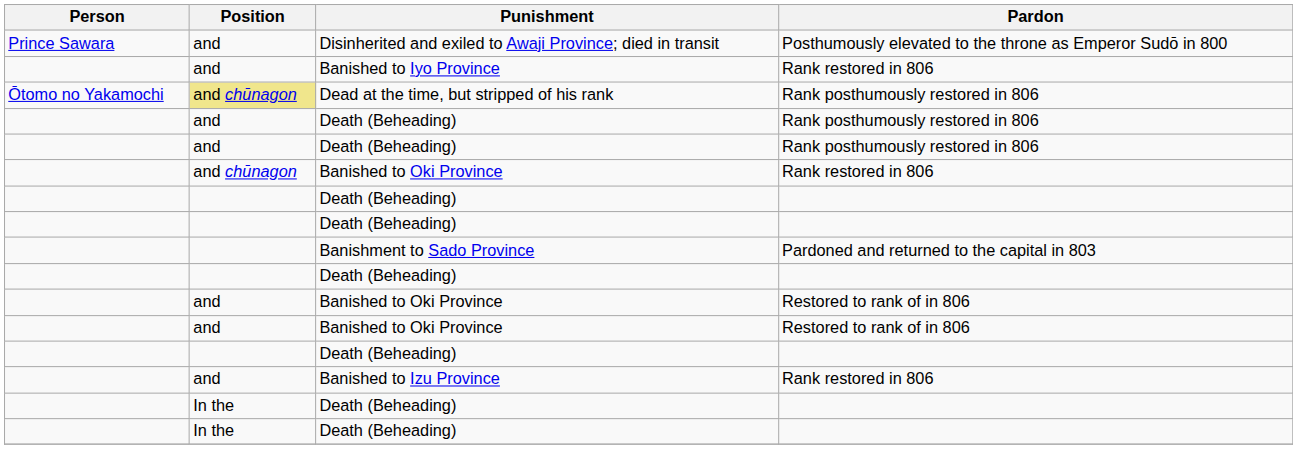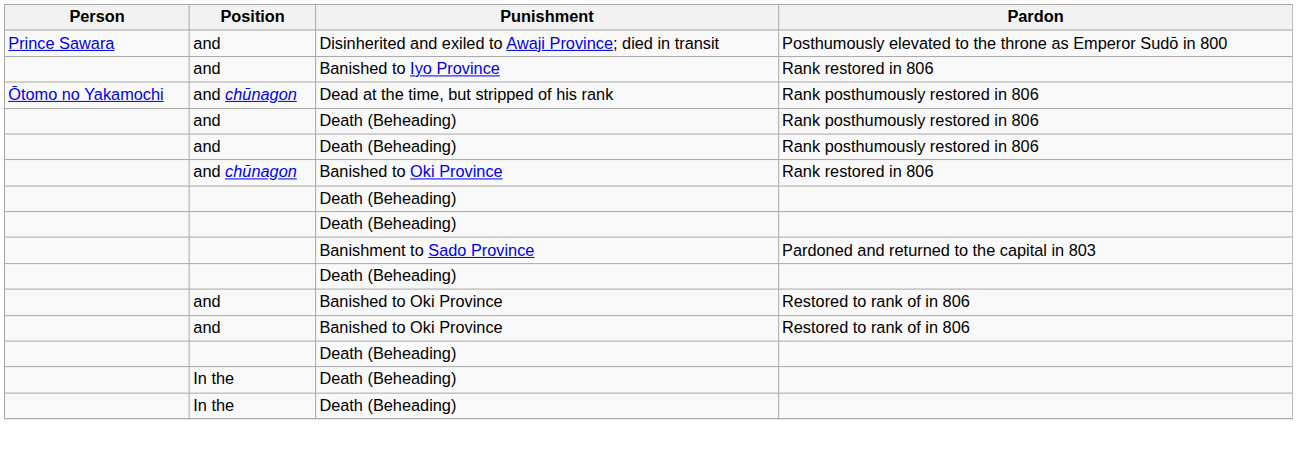(245, 95) khaki background -> (245, 95) no background
- row: (410, 379)
